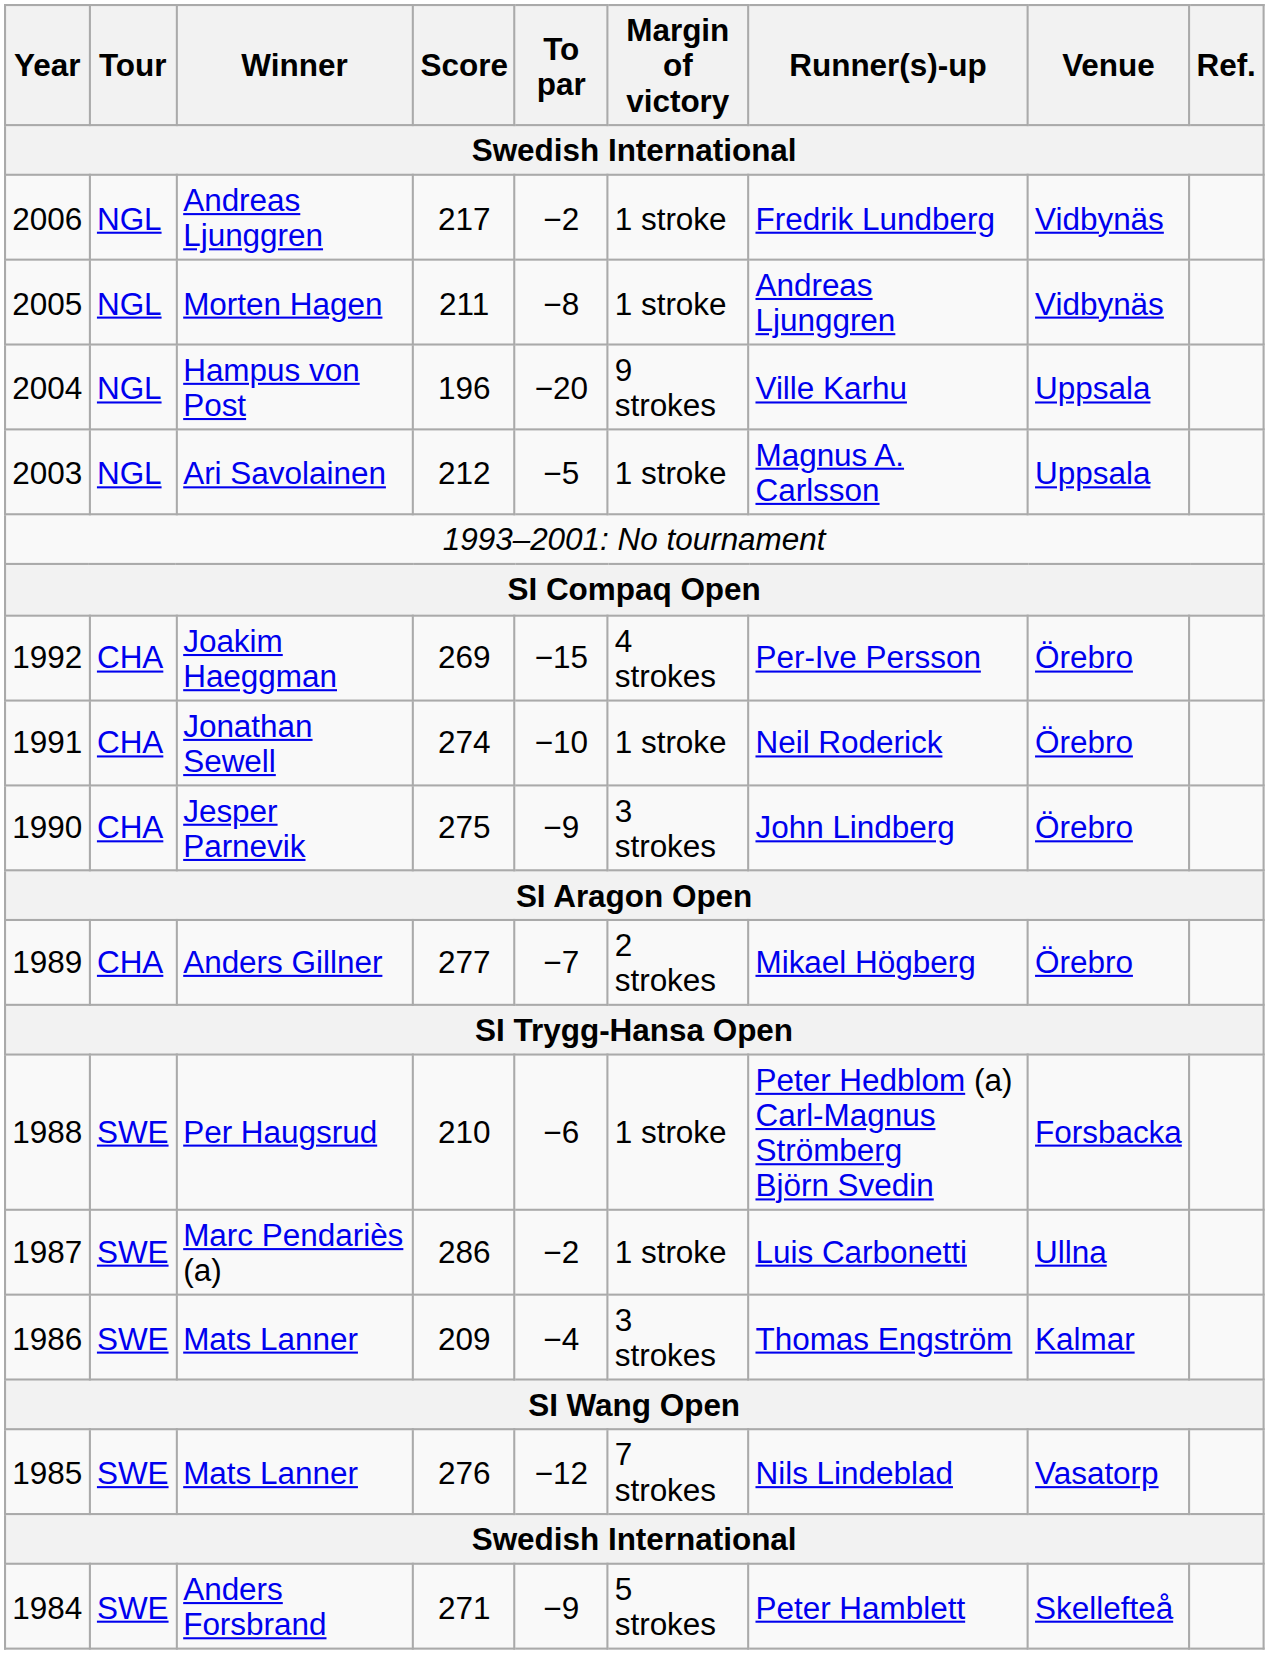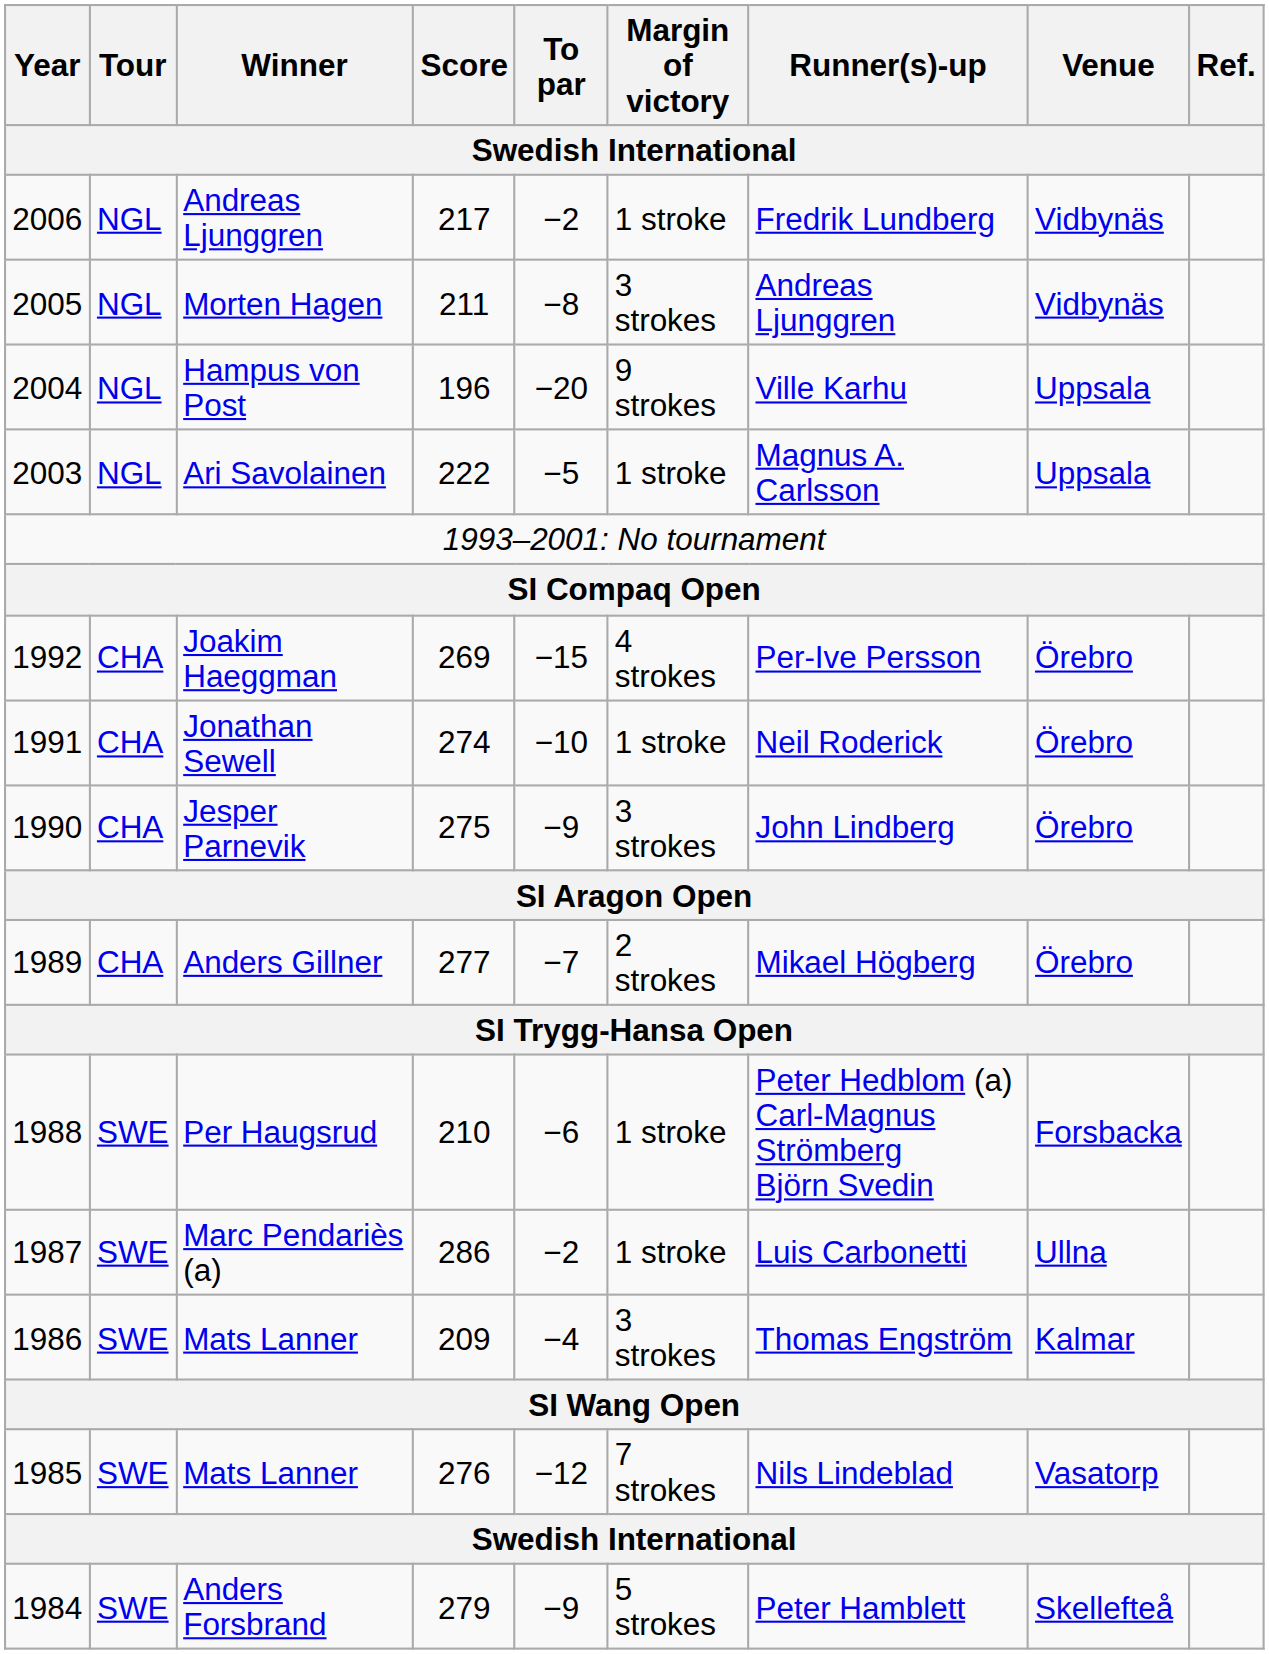(671, 303) 1 stroke -> (665, 303) 3 strokes
(464, 473) 212 -> (464, 473) 222
(464, 1607) 271 -> (464, 1607) 279
